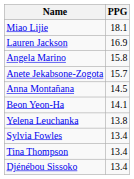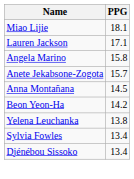(119, 43) 16.9 -> (119, 43) 17.1
(119, 105) 14.1 -> (119, 105) 14.2
- row: (37, 151)
